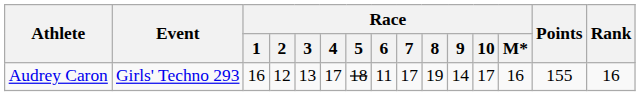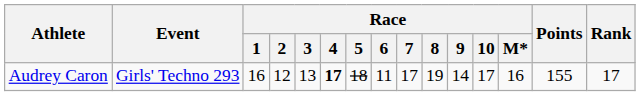(333, 76) normal -> (333, 76) bold
(611, 76) 16 -> (611, 76) 17
